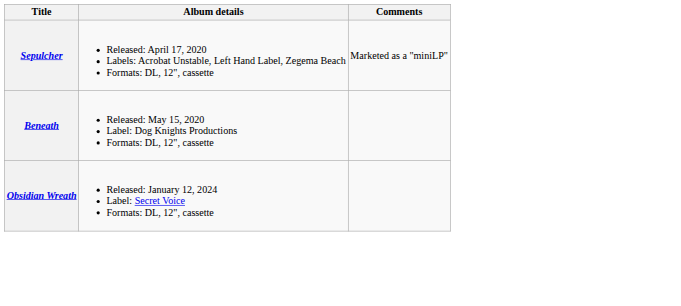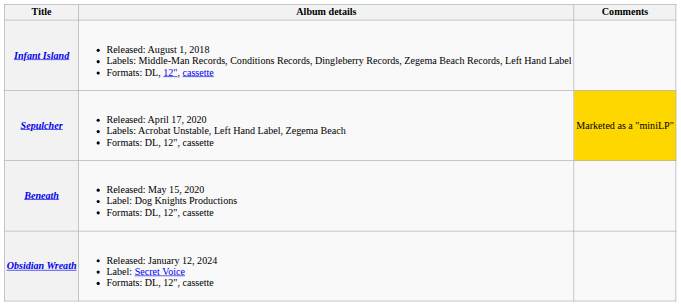+ row: (42, 55)
(399, 55) no background -> (625, 125) gold background
